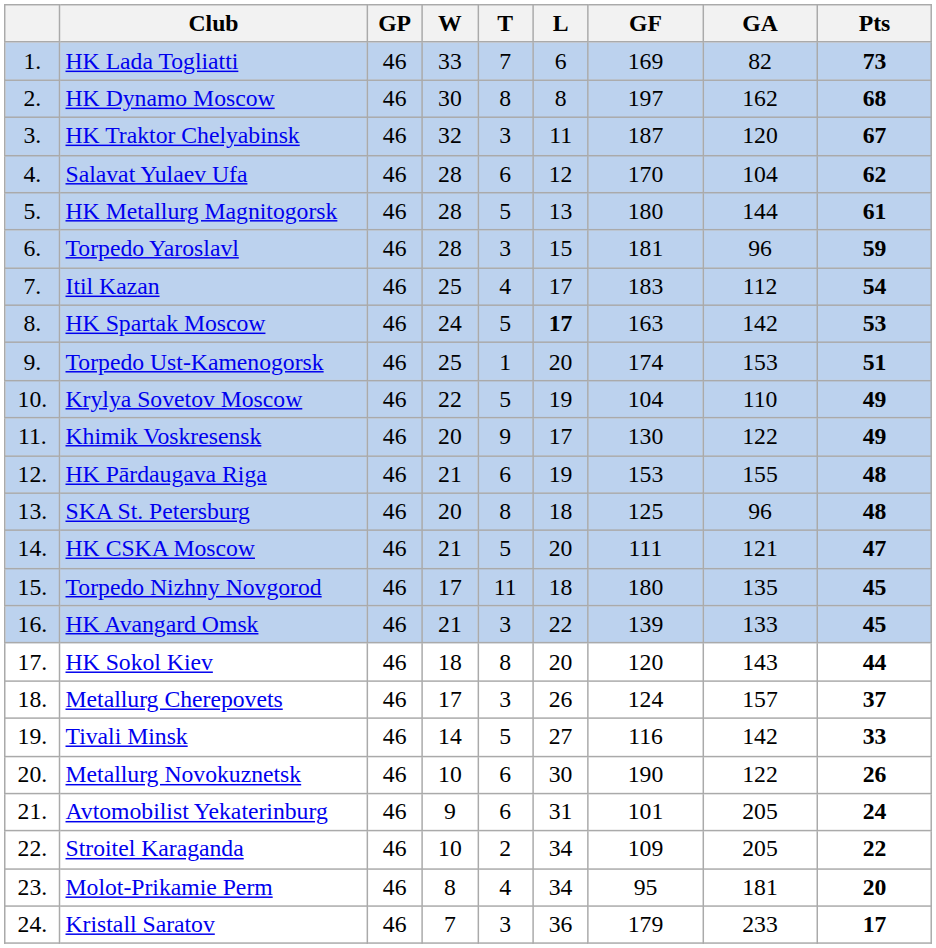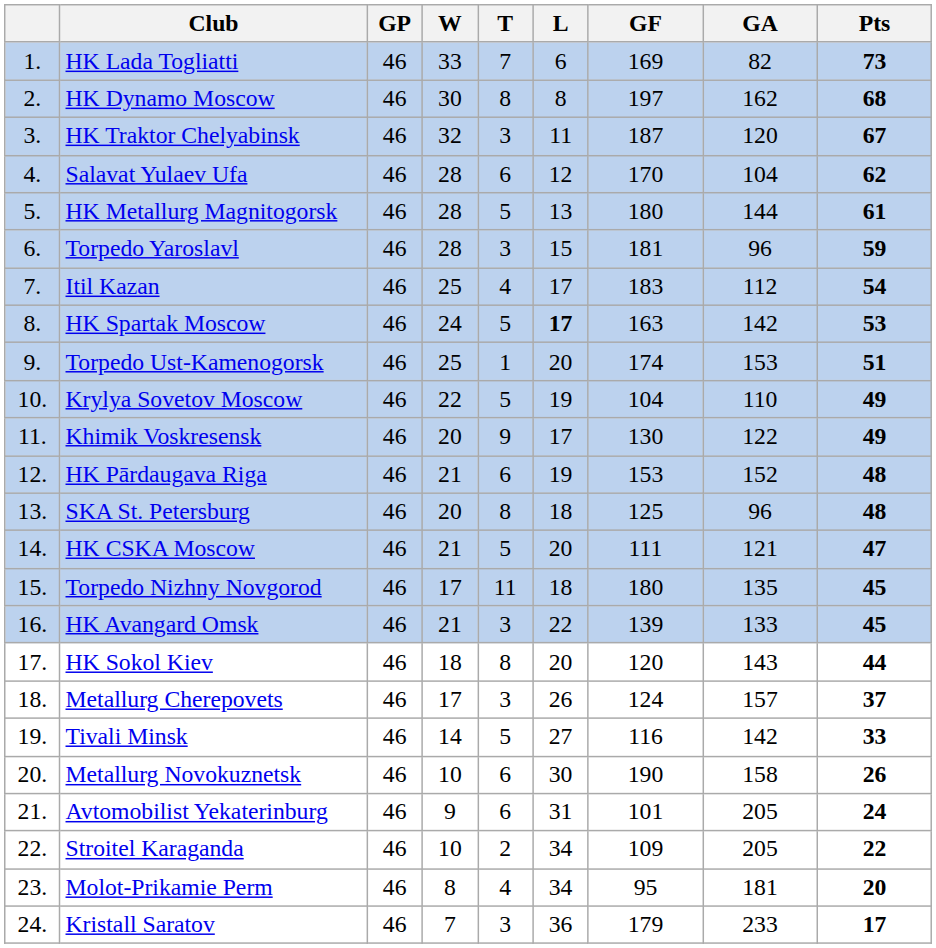(760, 473) 155 -> (760, 473) 152
(760, 774) 122 -> (760, 774) 158
